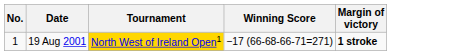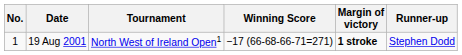+ column: (422, 18)
(156, 42) gold background -> (156, 42) no background
